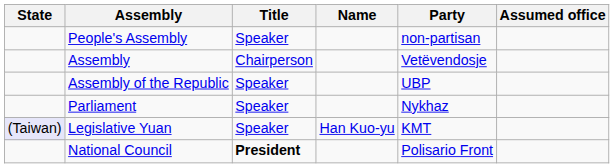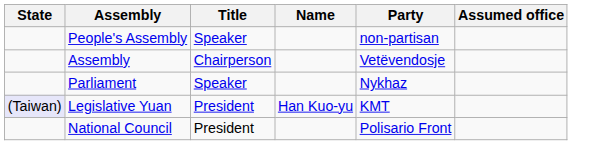- row: (148, 83)
(262, 128) Speaker -> (224, 106) President
(268, 151) bold -> (224, 128) normal
